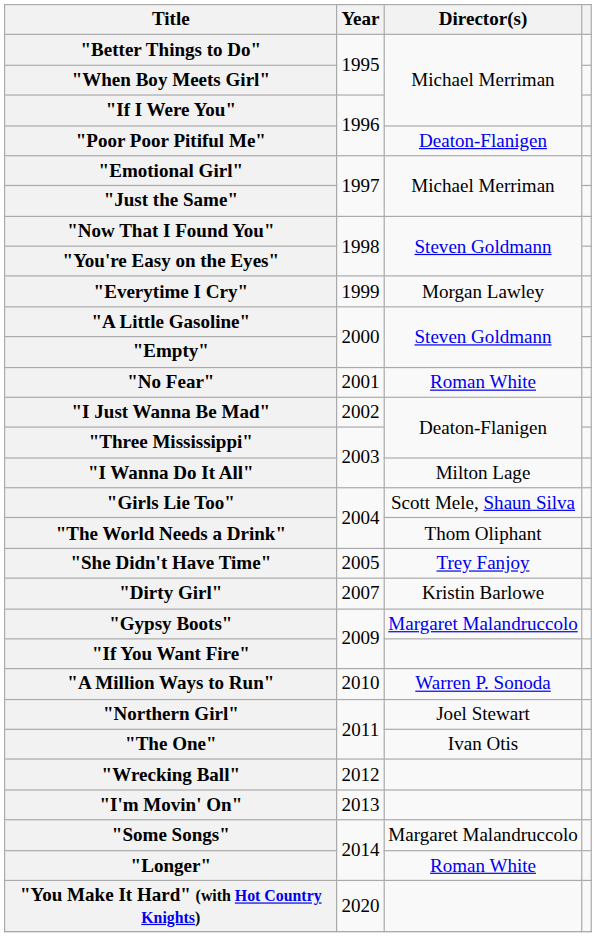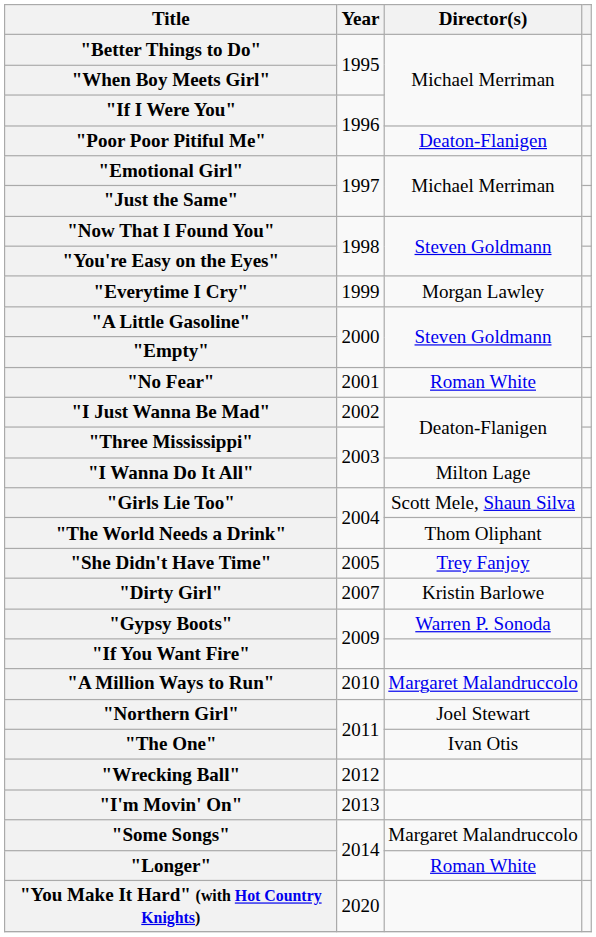(483, 623) Margaret Malandruccolo -> (483, 623) Warren P. Sonoda
(483, 683) Warren P. Sonoda -> (483, 683) Margaret Malandruccolo
